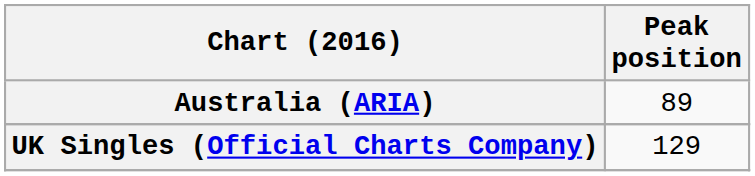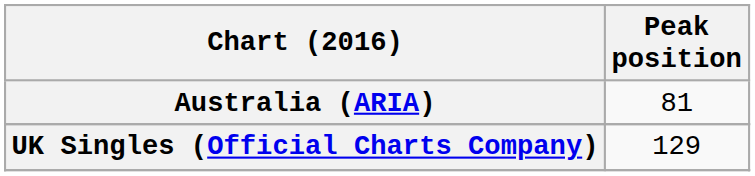(677, 103) 89 -> (677, 103) 81
